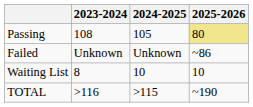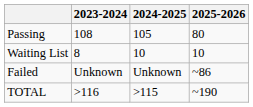(198, 33) khaki background -> (198, 33) no background
rows swapped: (38, 72) <-> (23, 53)
